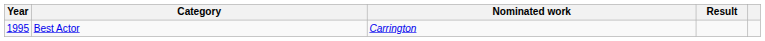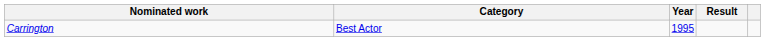columns swapped: (18, 12) <-> (532, 12)
